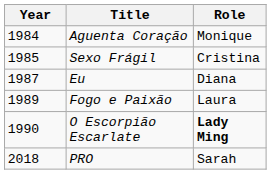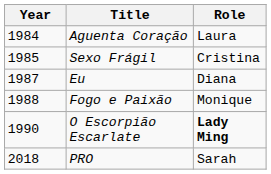(224, 37) Monique -> (217, 37) Laura
(23, 101) 1989 -> (23, 101) 1988
(217, 101) Laura -> (224, 101) Monique
